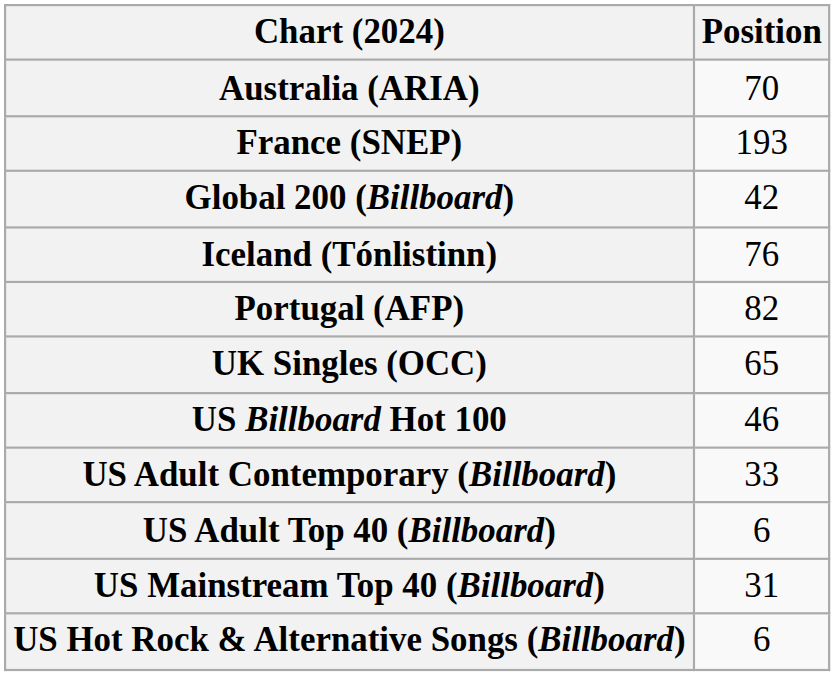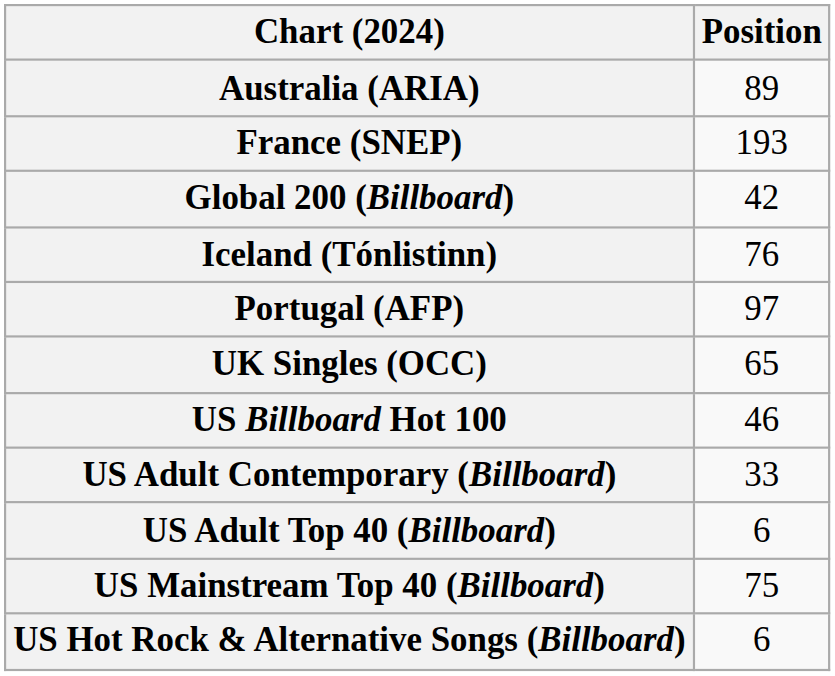(762, 87) 70 -> (762, 87) 89
(762, 308) 82 -> (762, 308) 97
(762, 585) 31 -> (762, 585) 75
